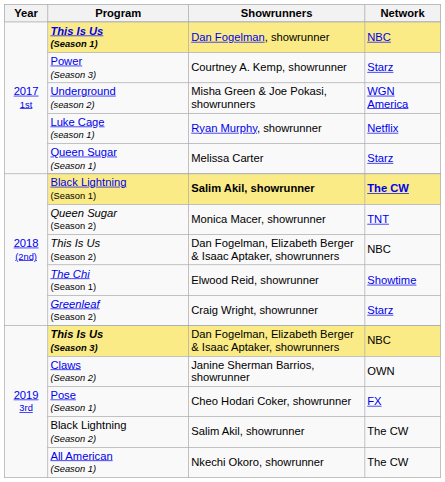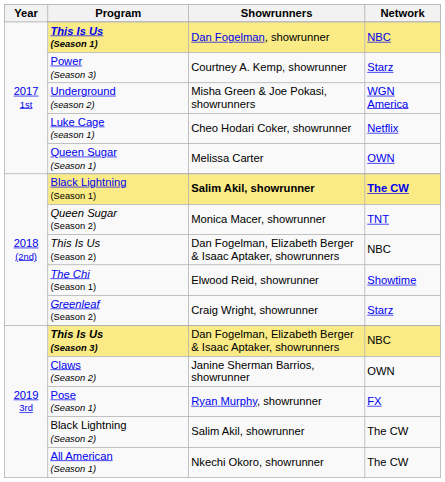(256, 128) Ryan Murphy, showrunner -> (271, 128) Cheo Hodari Coker, showrunner
(380, 158) Starz -> (381, 158) OWN
(271, 401) Cheo Hodari Coker, showrunner -> (256, 401) Ryan Murphy, showrunner
